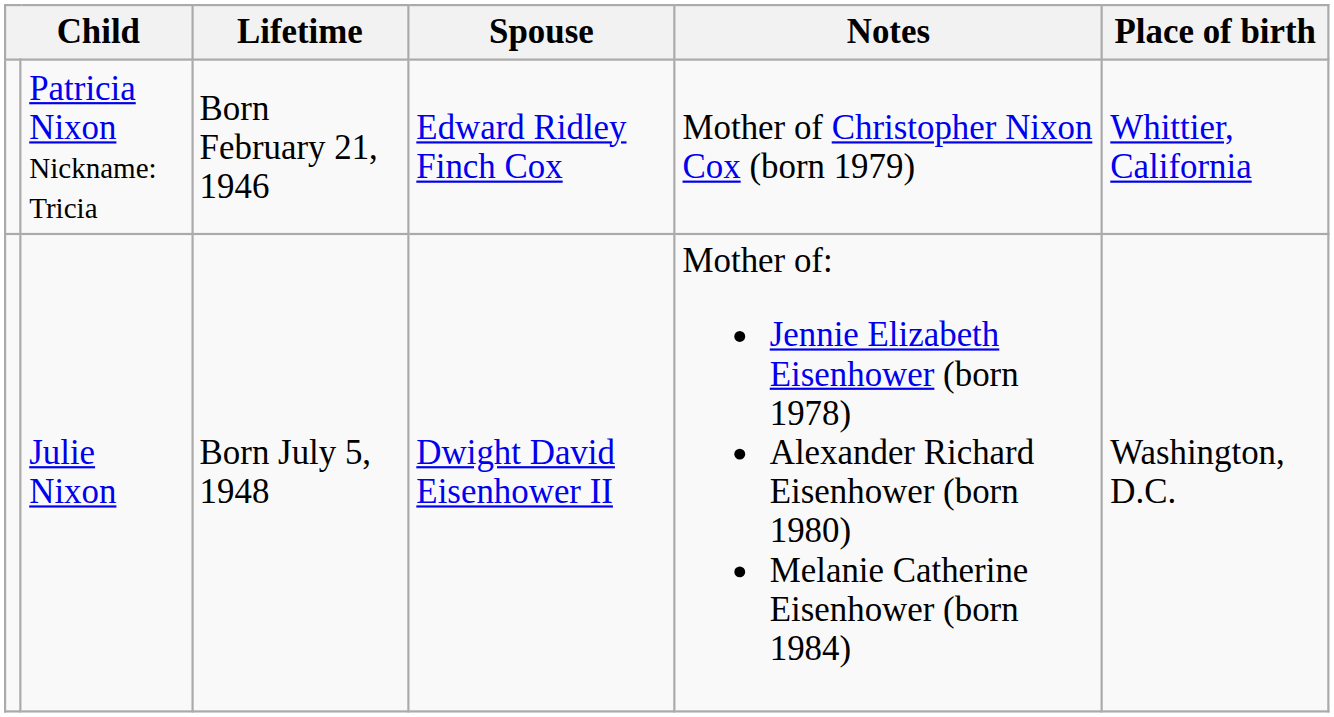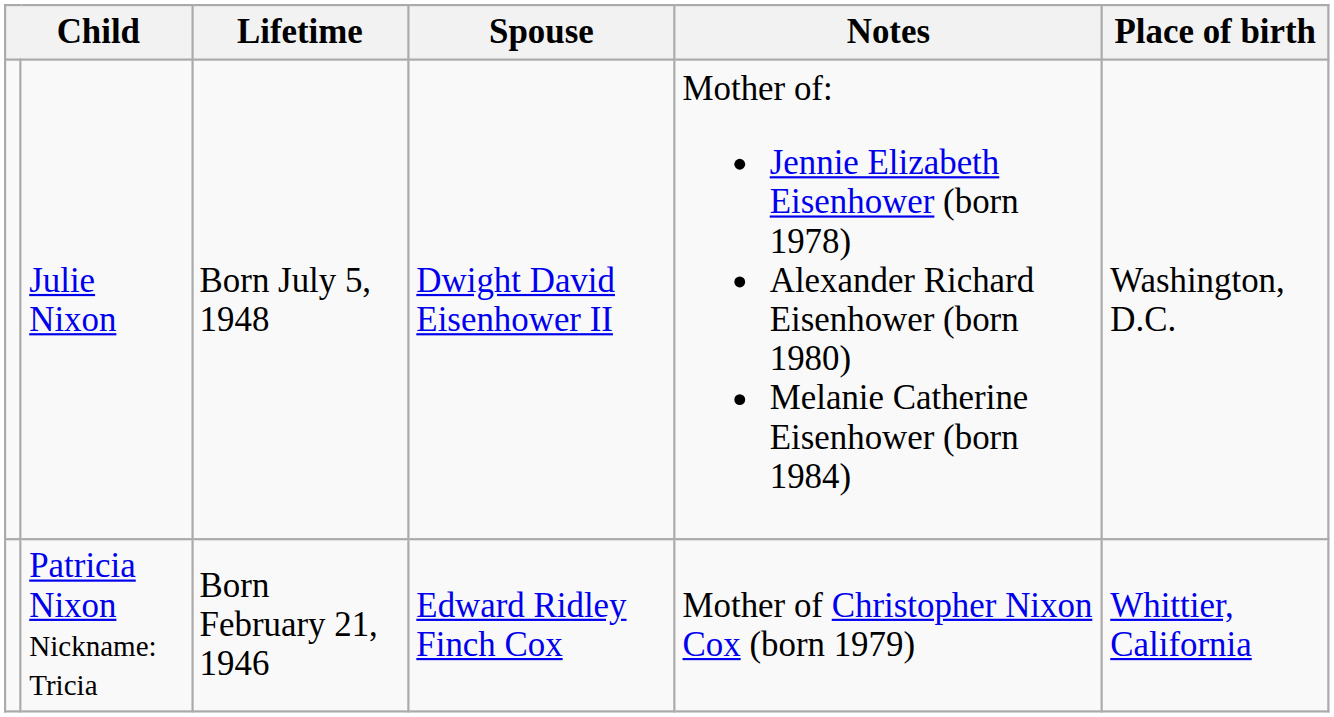rows swapped: (93, 146) <-> (73, 471)
